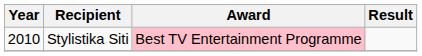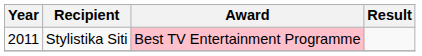(24, 39) 2010 -> (23, 39) 2011
